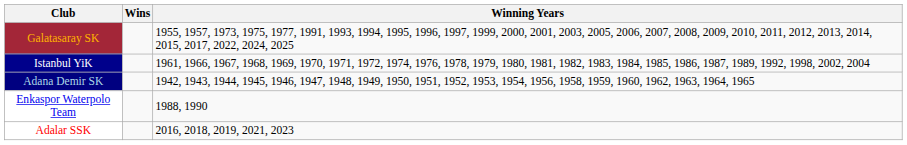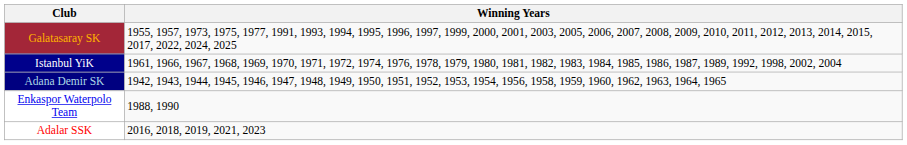- column: (138, 13)
